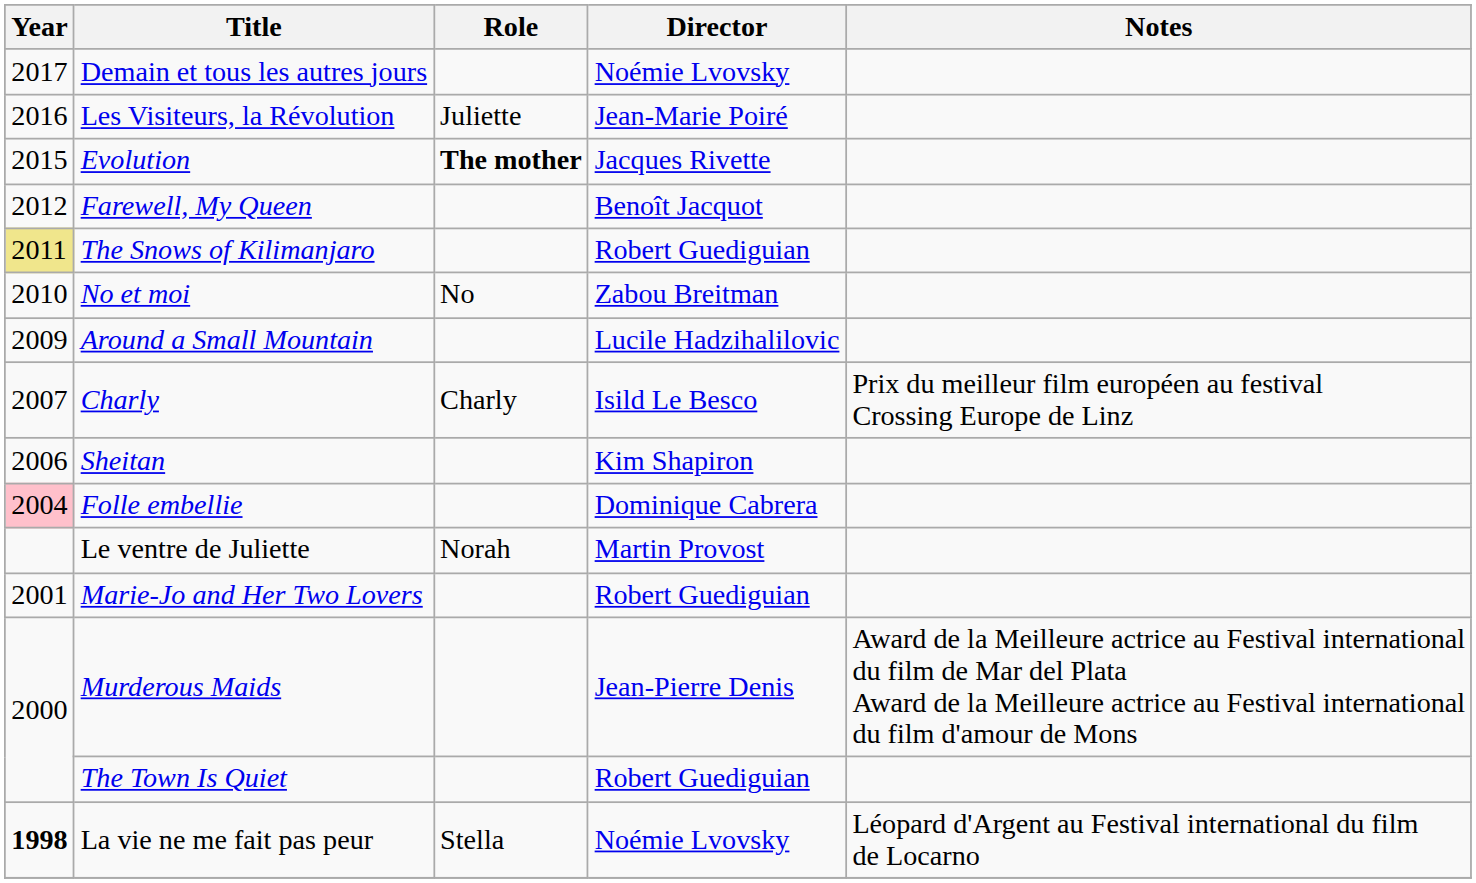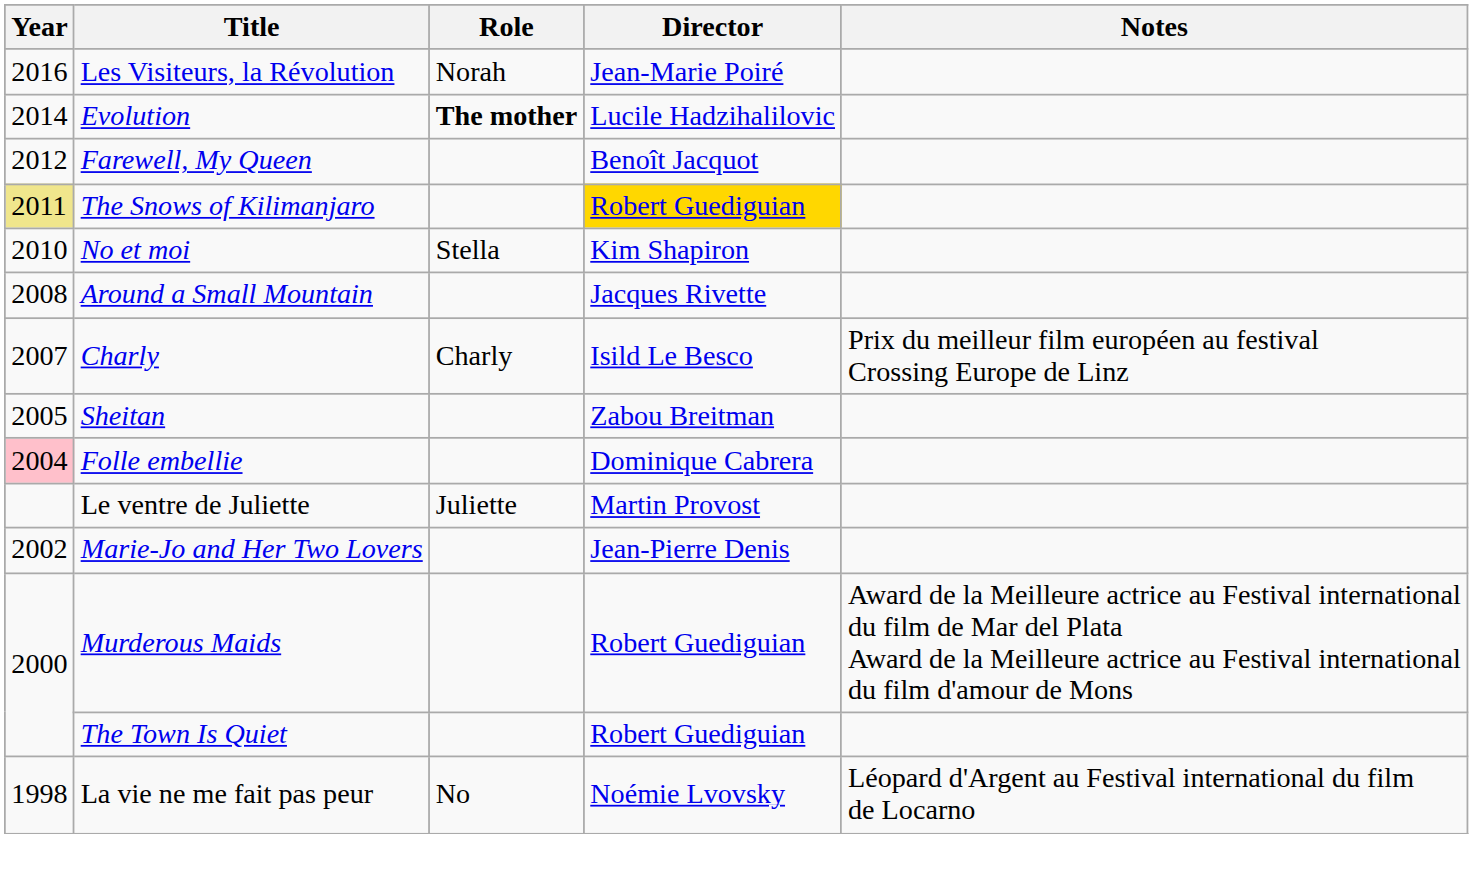- row: (254, 71)
(481, 116) Juliette -> (471, 71) Norah
(40, 160) 2015 -> (40, 116) 2014
(683, 160) Jacques Rivette -> (713, 116) Lucile Hadzihalilovic
(702, 250) no background -> (698, 205) gold background
(457, 294) No -> (468, 250) Stella
(687, 294) Zabou Breitman -> (670, 250) Kim Shapiron
(40, 339) 2009 -> (40, 294) 2008
(717, 339) Lucile Hadzihalilovic -> (678, 294) Jacques Rivette
(40, 460) 2006 -> (40, 415) 2005
(674, 460) Kim Shapiron -> (682, 415) Zabou Breitman
(475, 549) Norah -> (476, 505) Juliette
(40, 594) 2001 -> (40, 549) 2002
(702, 594) Robert Guediguian -> (690, 549) Jean-Pierre Denis
(694, 686) Jean-Pierre Denis -> (698, 641) Robert Guediguian
(40, 839) bold -> (40, 794) normal
(472, 839) Stella -> (453, 794) No
